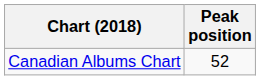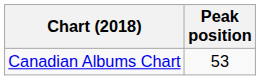(220, 61) 52 -> (220, 61) 53
